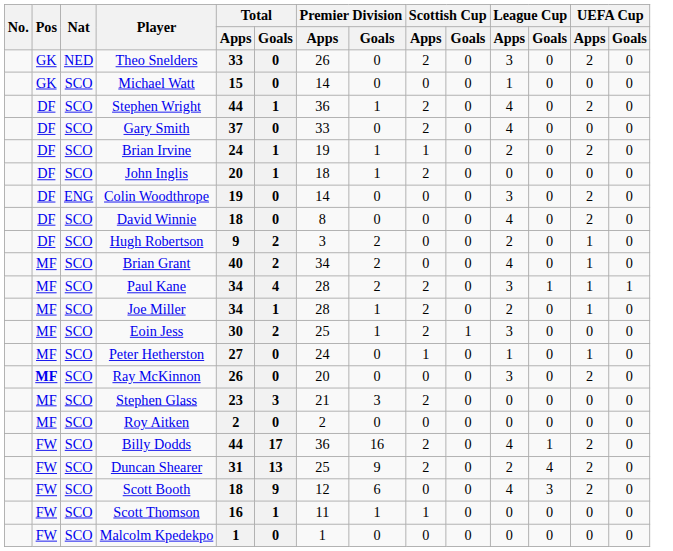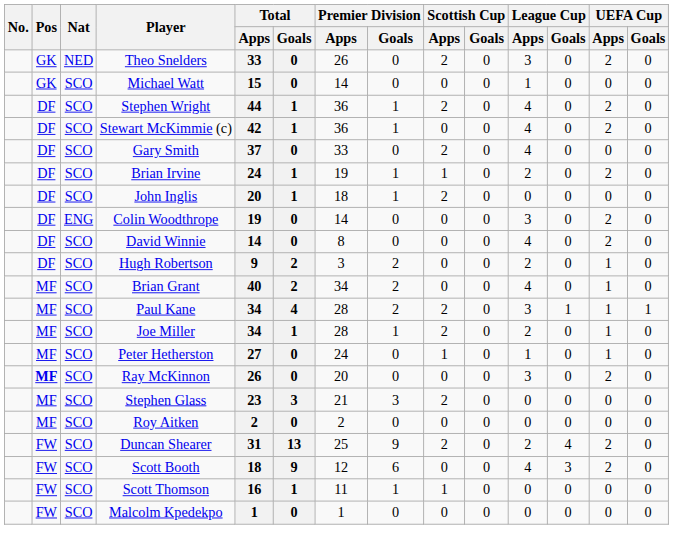+ row: (166, 128)
(236, 219) 18 -> (254, 241) 14
- row: (157, 331)
- row: (157, 444)
